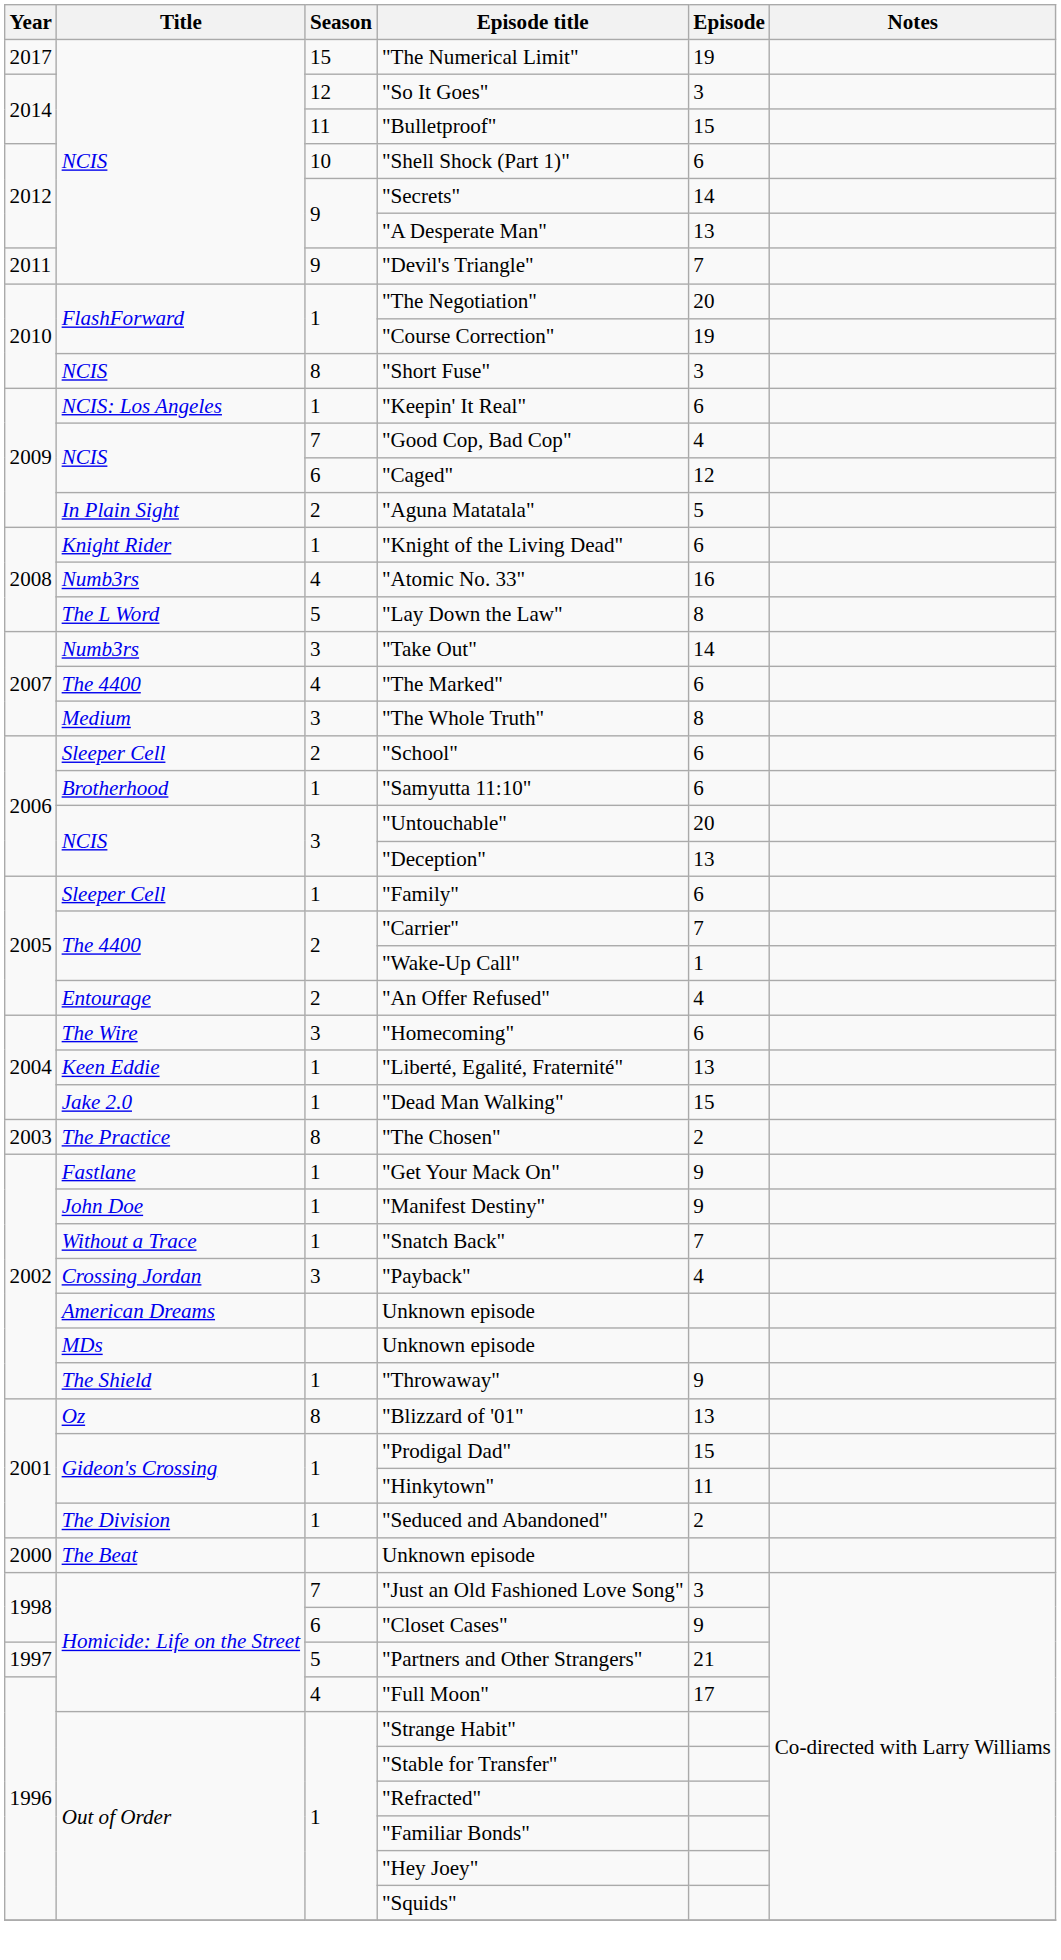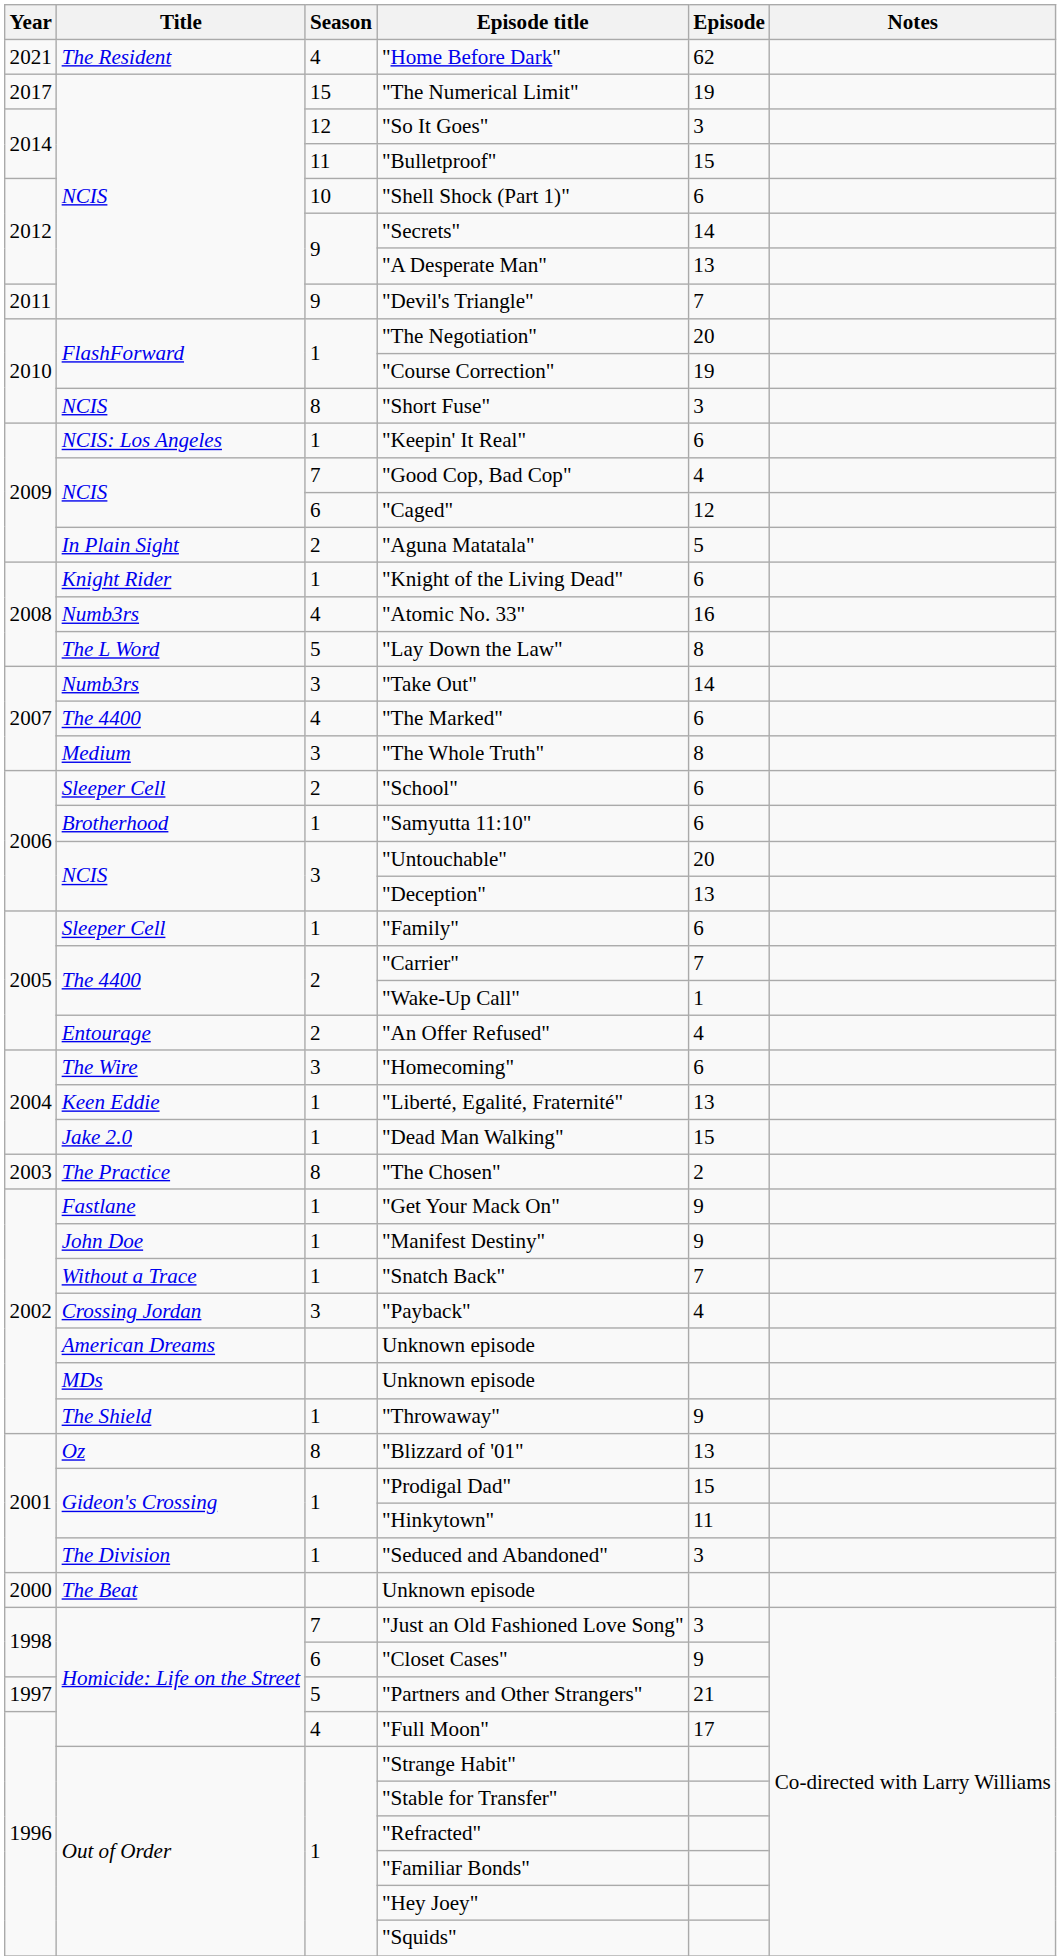+ row: (116, 56)
(699, 1520) 2 -> (699, 1554) 3
